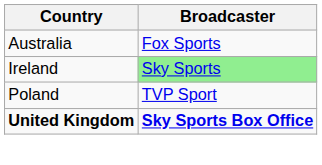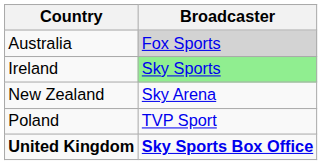(181, 43) no background -> (181, 43) lightgrey background
+ row: (56, 95)
